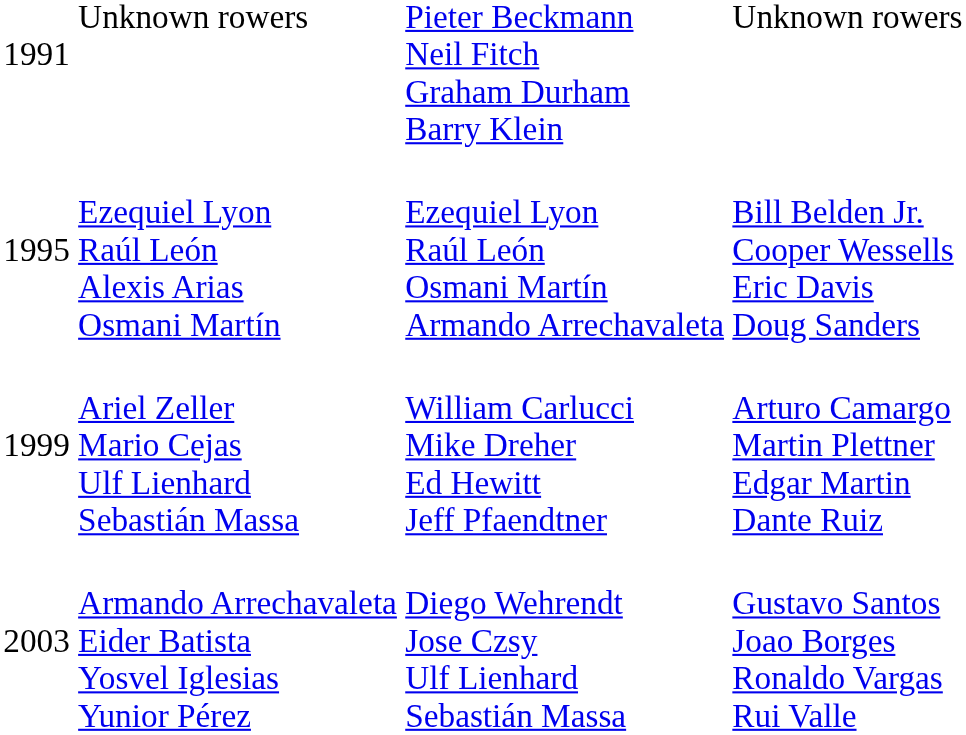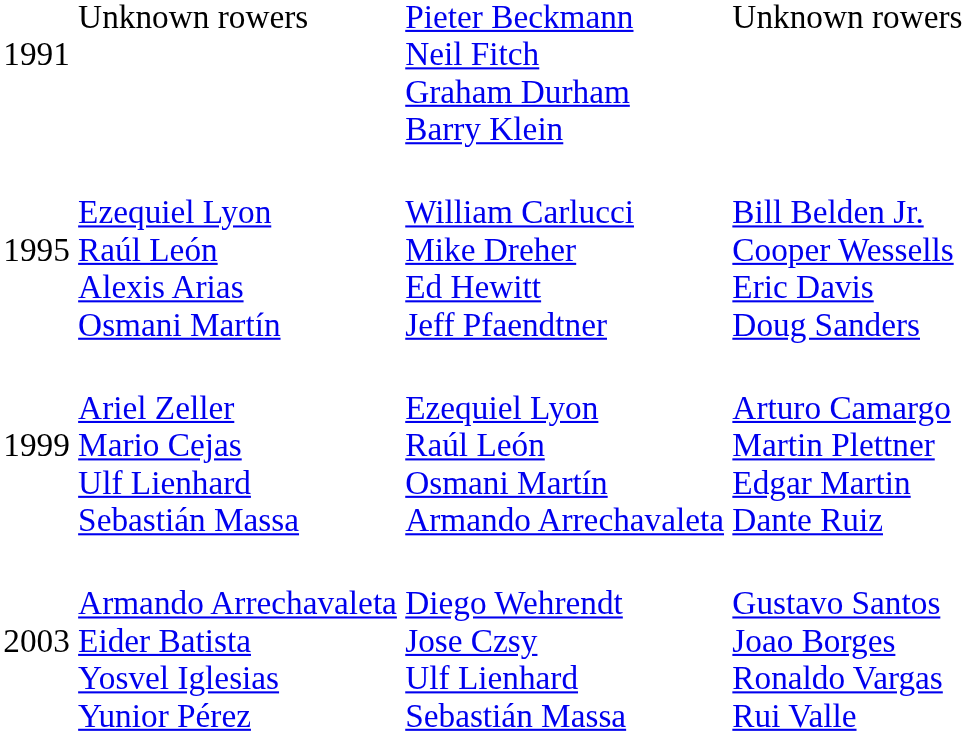(565, 268) Ezequiel Lyon Raúl León Osmani Martín Armando Arrechavaleta -> (520, 268) William Carlucci Mike Dreher Ed Hewitt Jeff Pfaendtner
(520, 464) William Carlucci Mike Dreher Ed Hewitt Jeff Pfaendtner -> (565, 464) Ezequiel Lyon Raúl León Osmani Martín Armando Arrechavaleta
